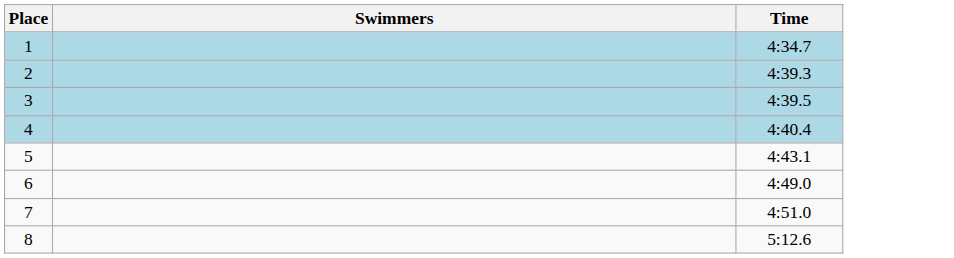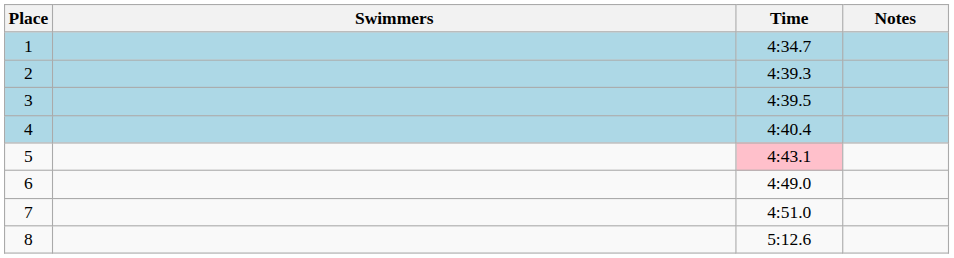+ column: (895, 18)
(789, 156) no background -> (789, 156) pink background
